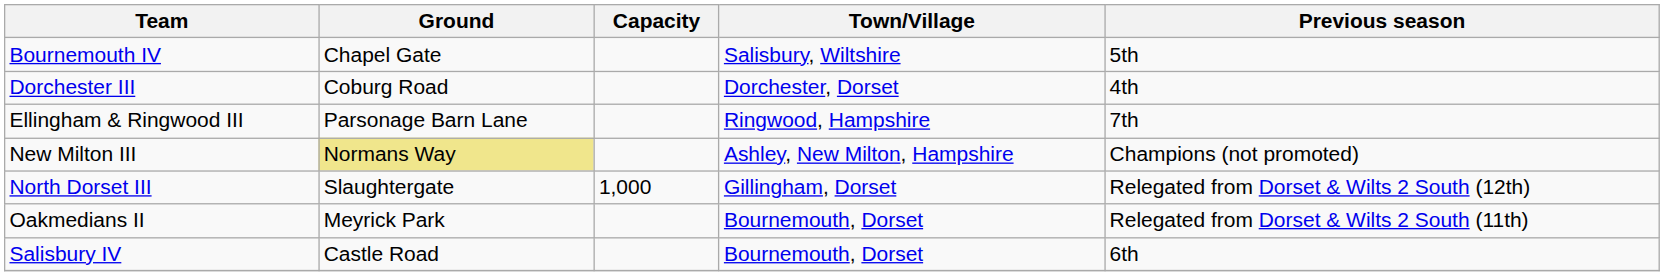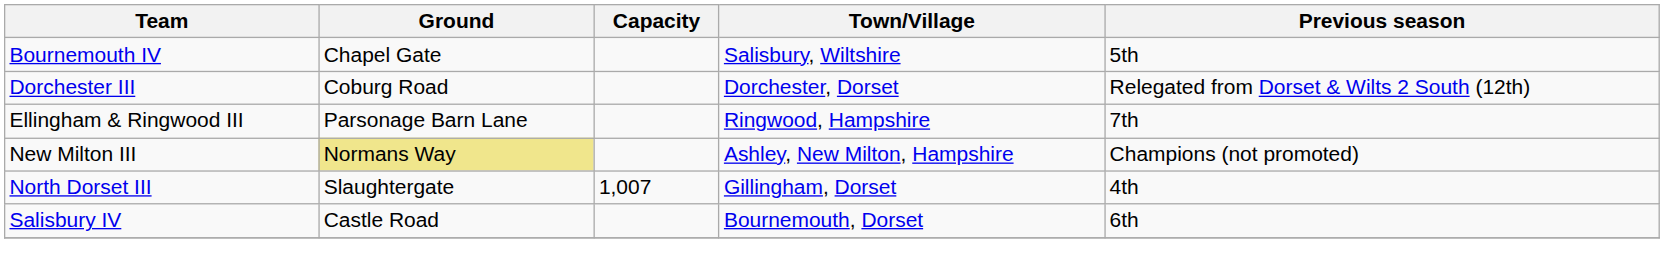(1124, 87) 4th -> (1320, 87) Relegated from Dorset & Wilts 2 South (12th)
(625, 187) 1,000 -> (625, 187) 1,007
(1320, 187) Relegated from Dorset & Wilts 2 South (12th) -> (1124, 187) 4th
- row: (77, 220)
